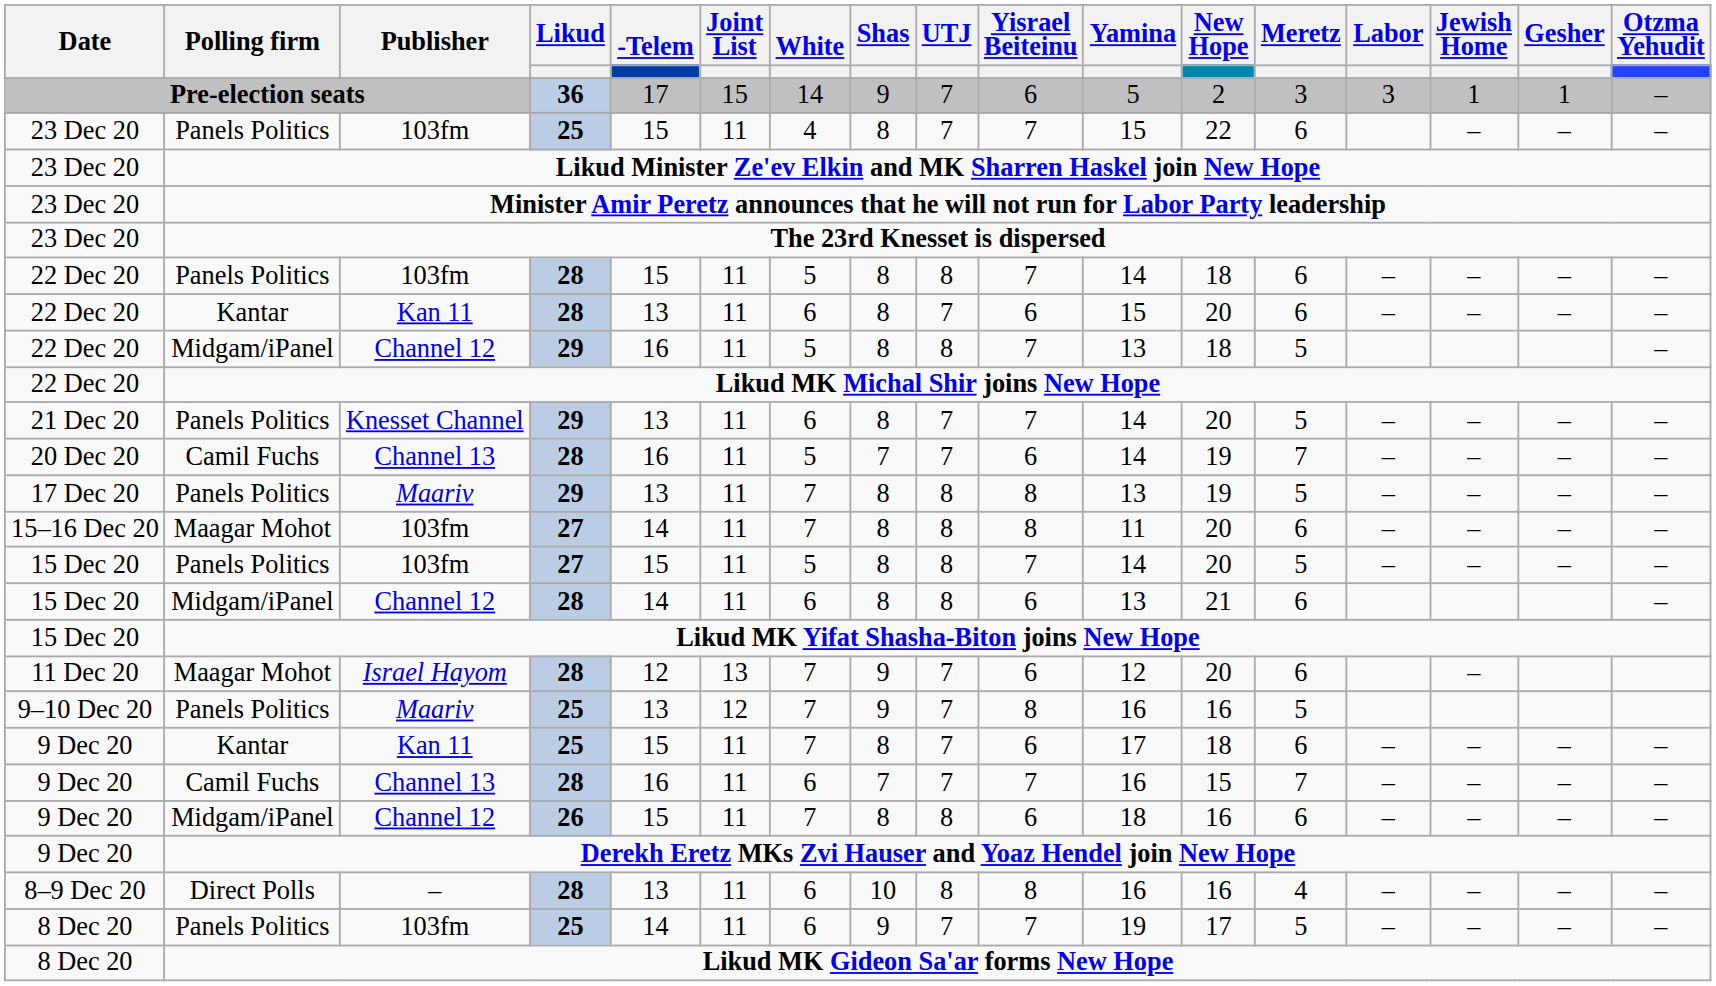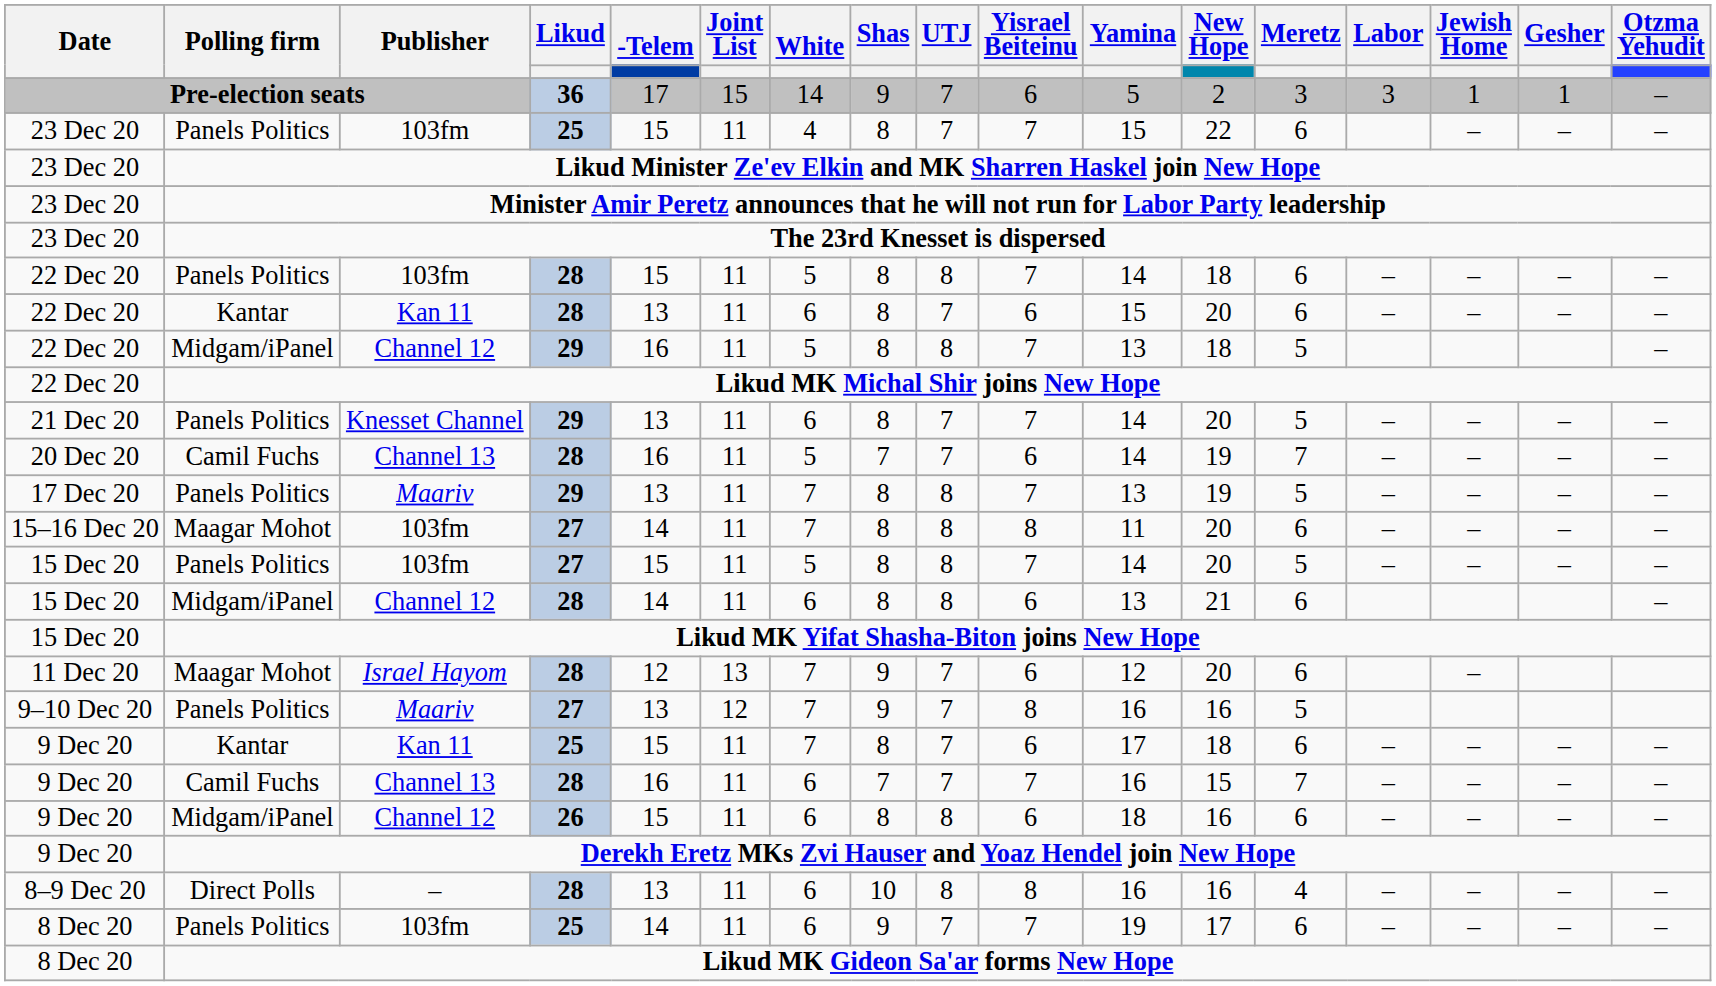(1031, 492) 8 -> (1031, 492) 7
(570, 709) 25 -> (570, 709) 27
(810, 818) 7 -> (810, 818) 6
(1301, 926) 5 -> (1301, 926) 6
